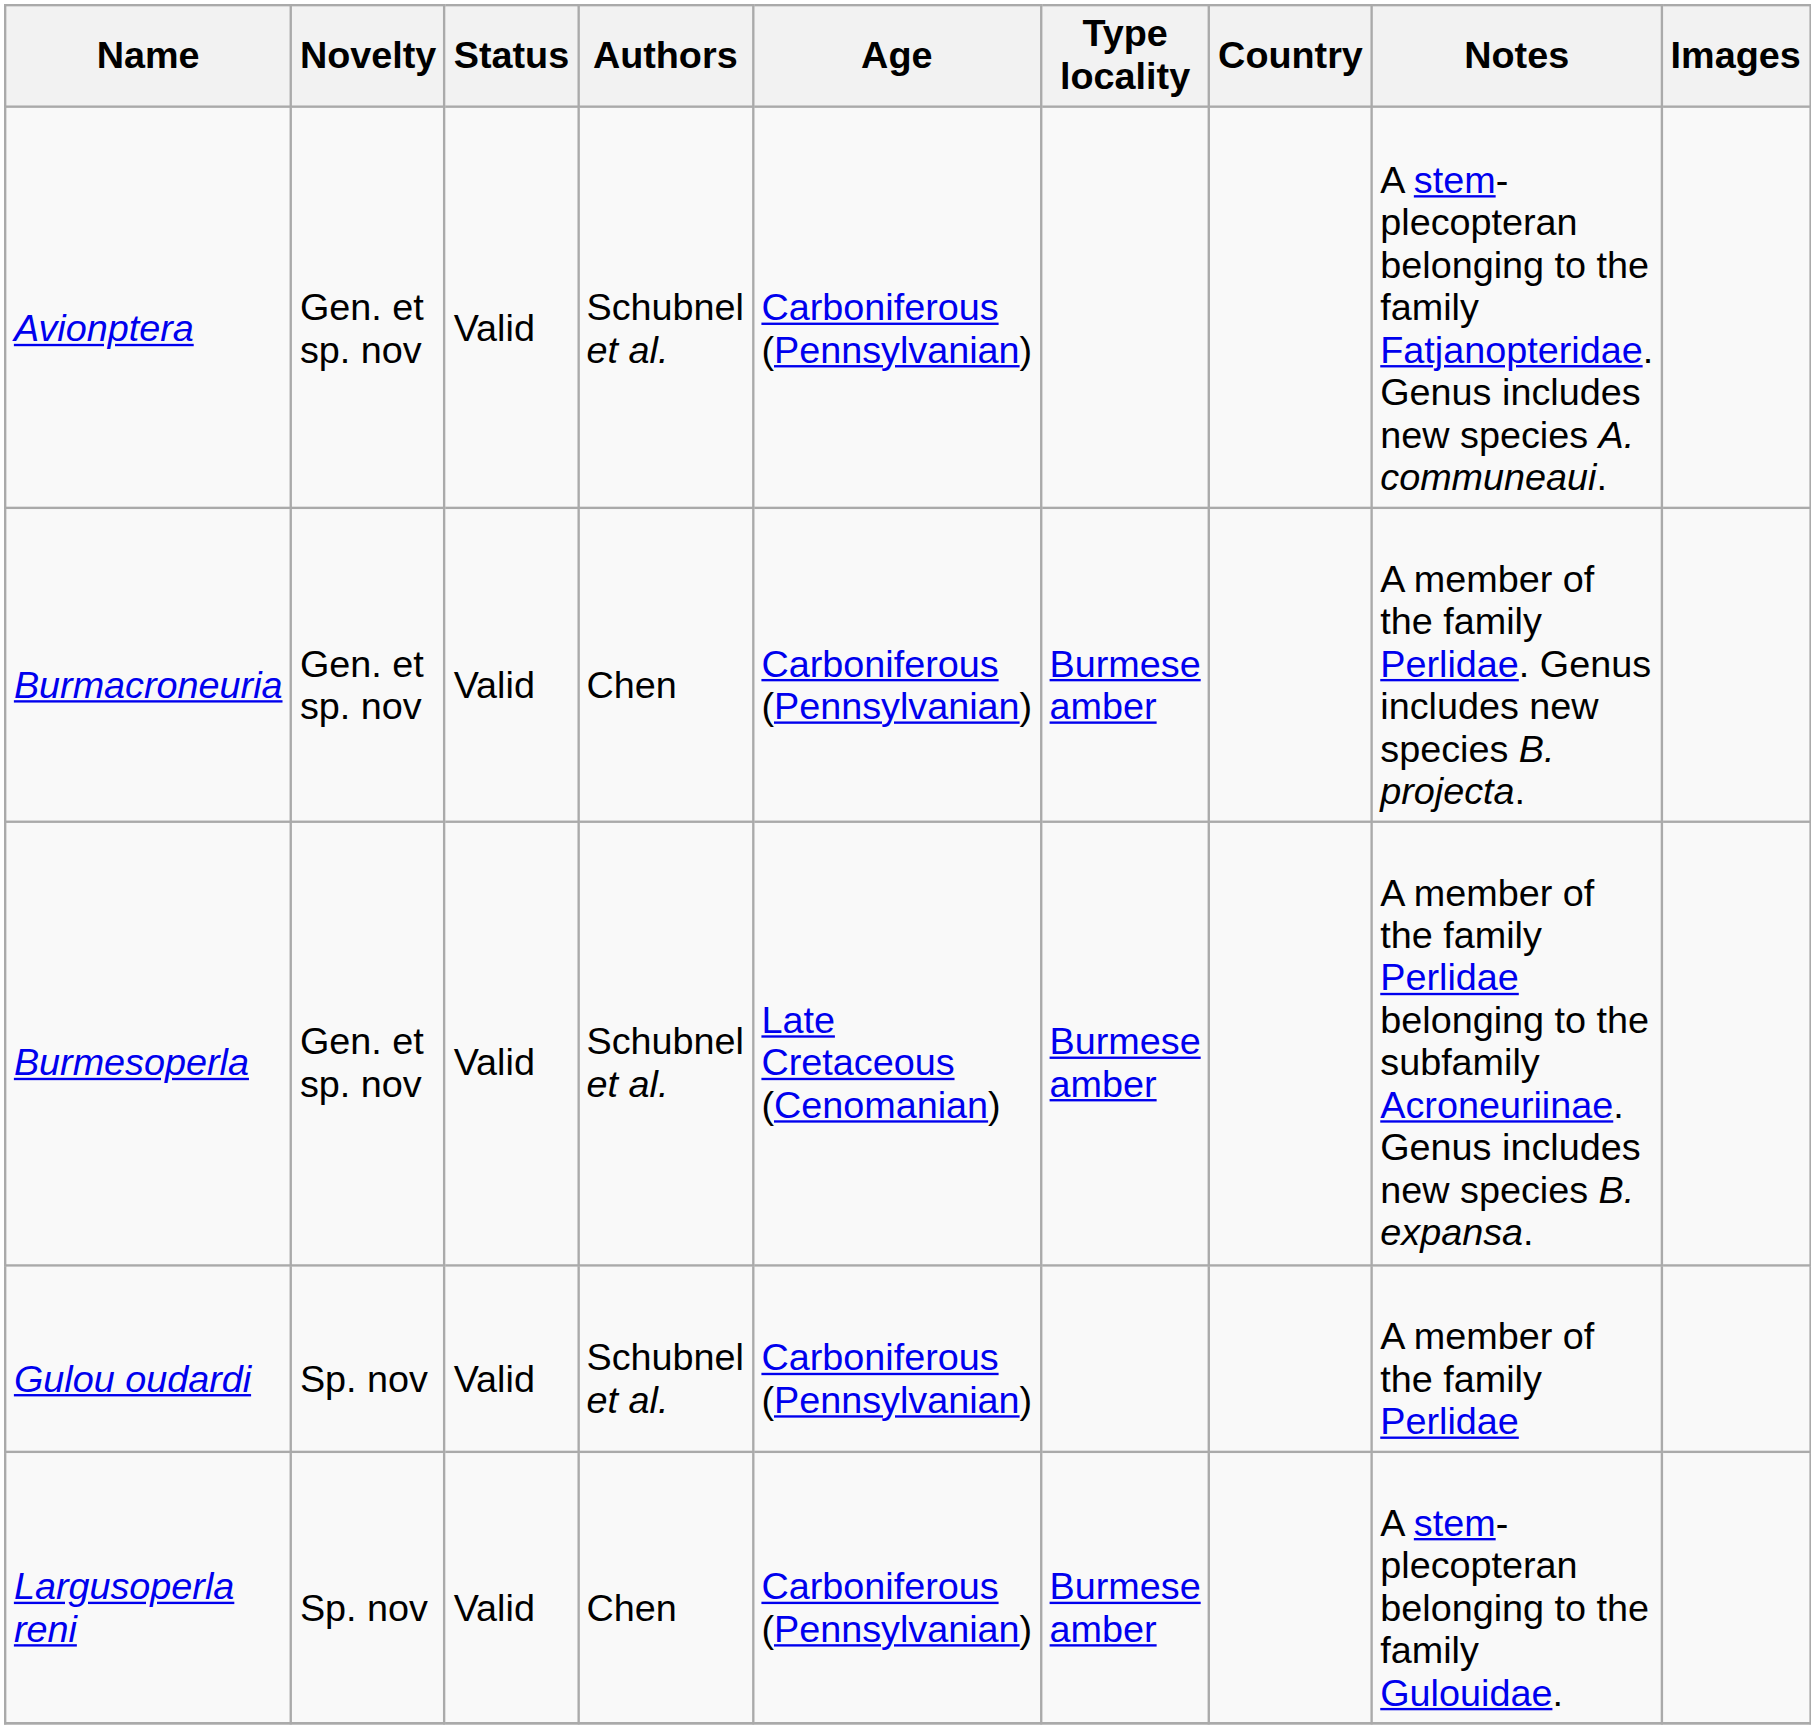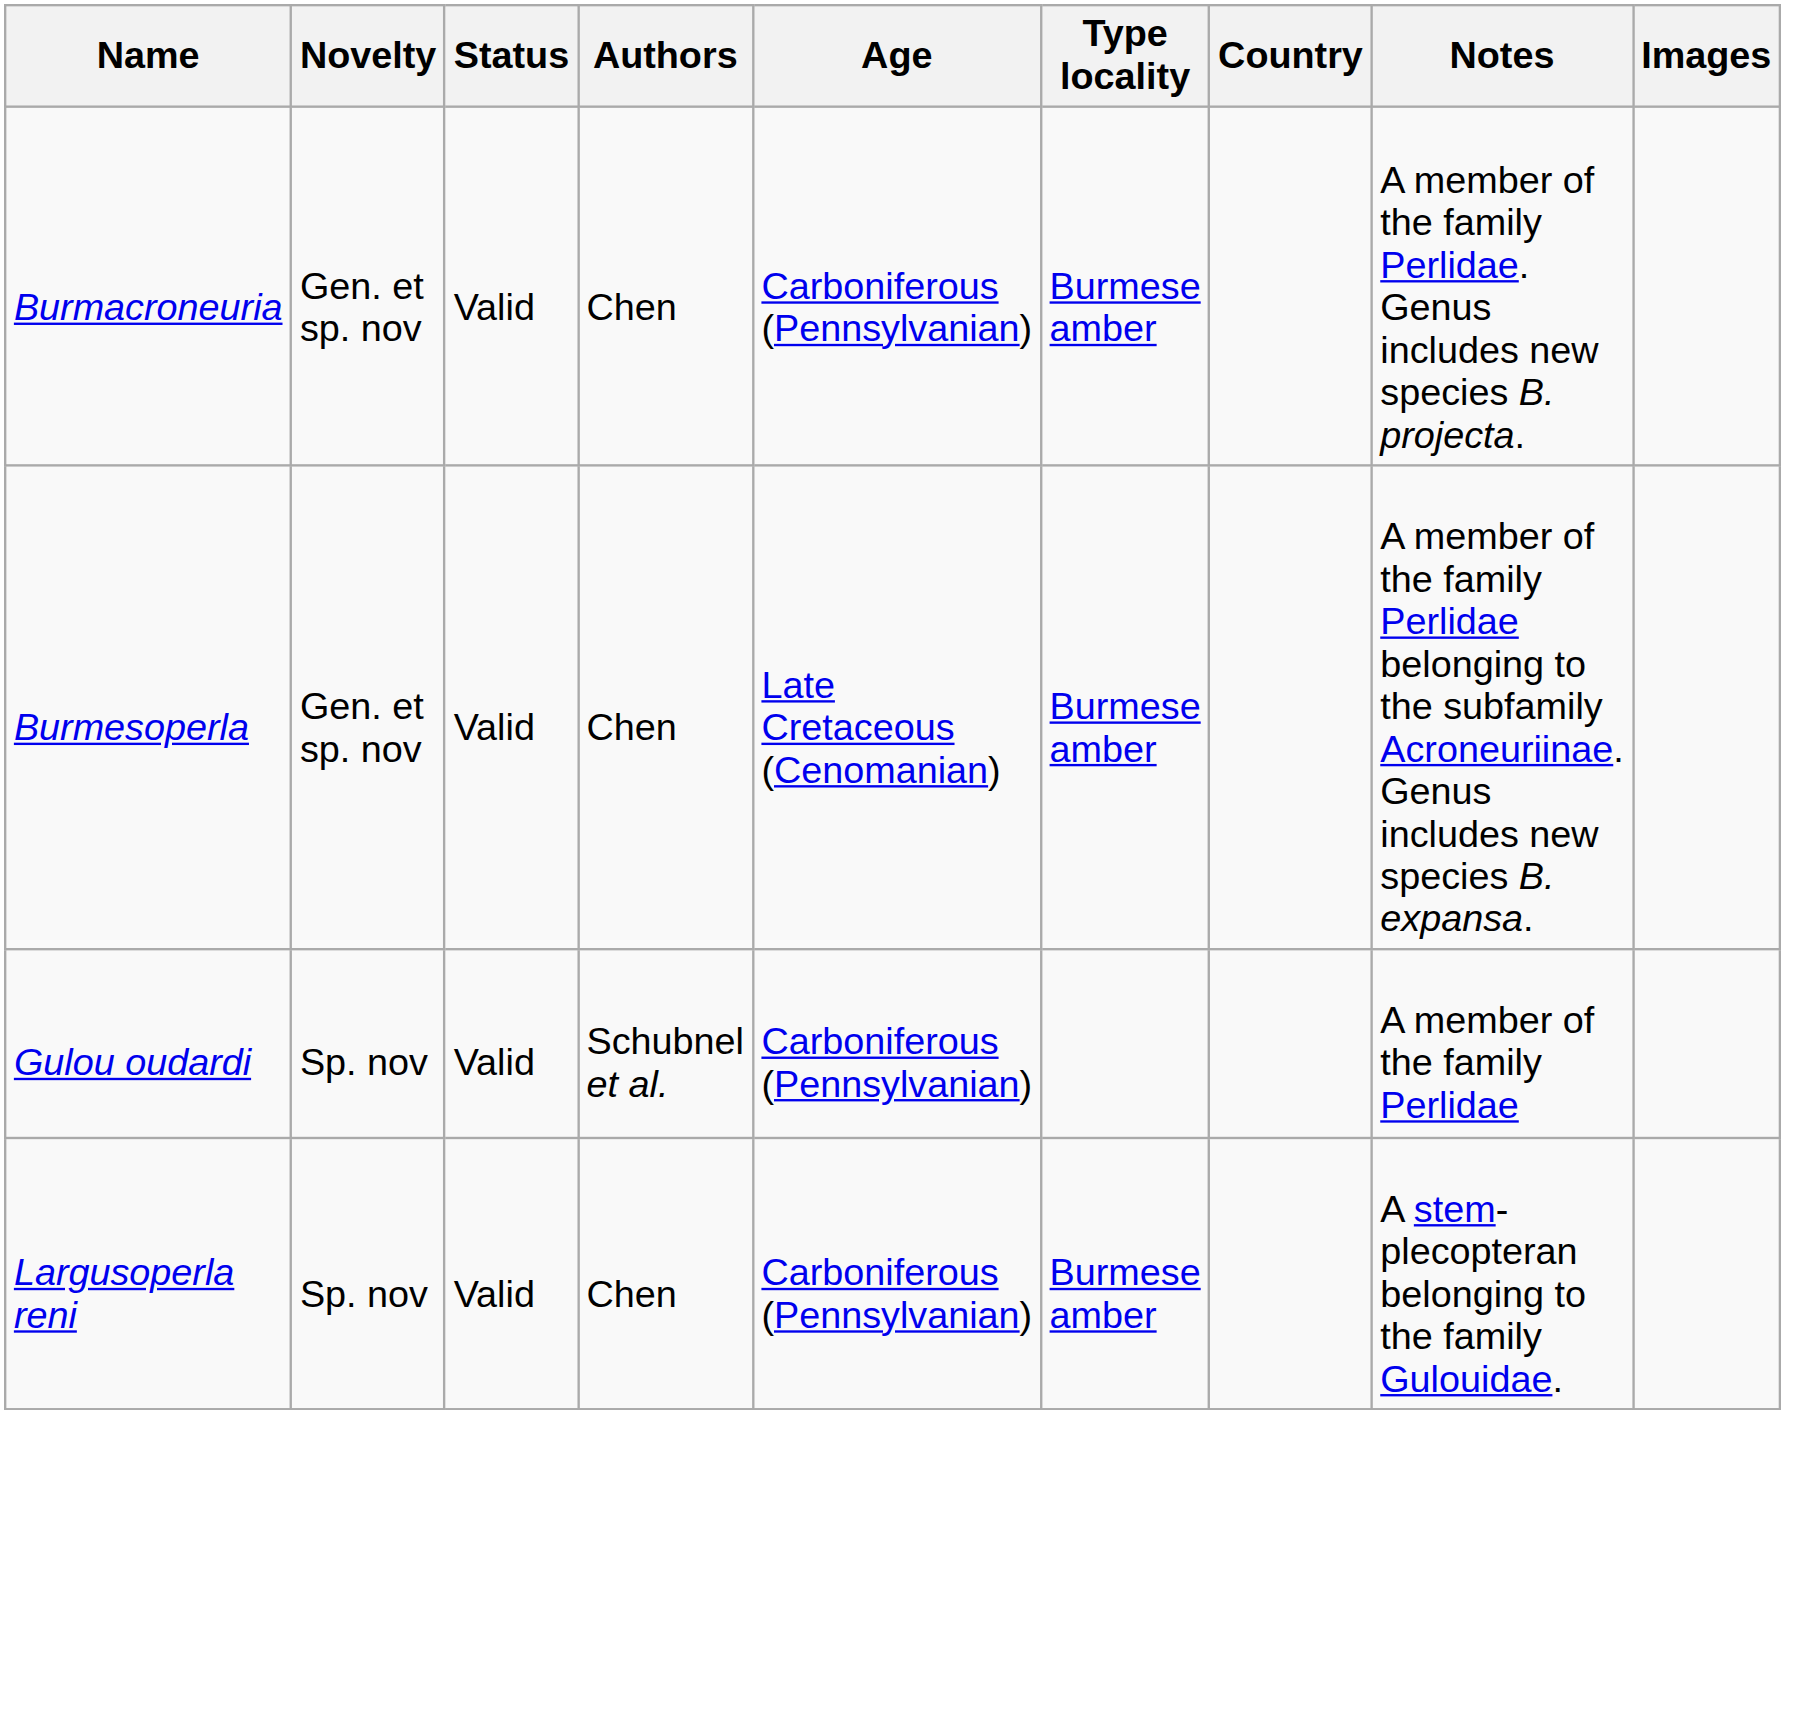- row: (104, 327)
(665, 1063) Schubnel et al. -> (632, 727) Chen
